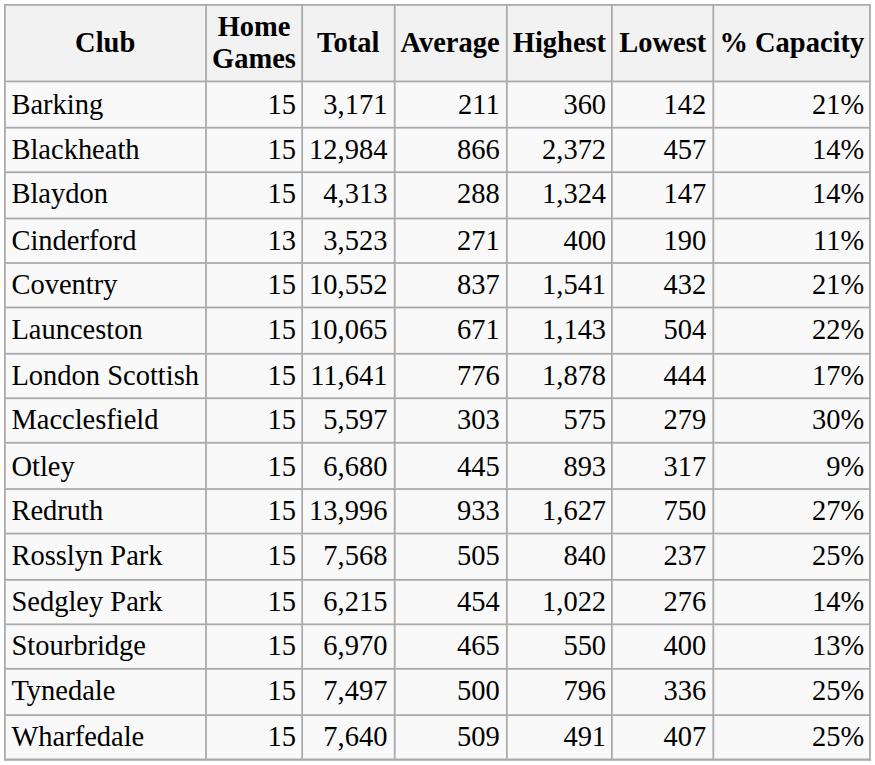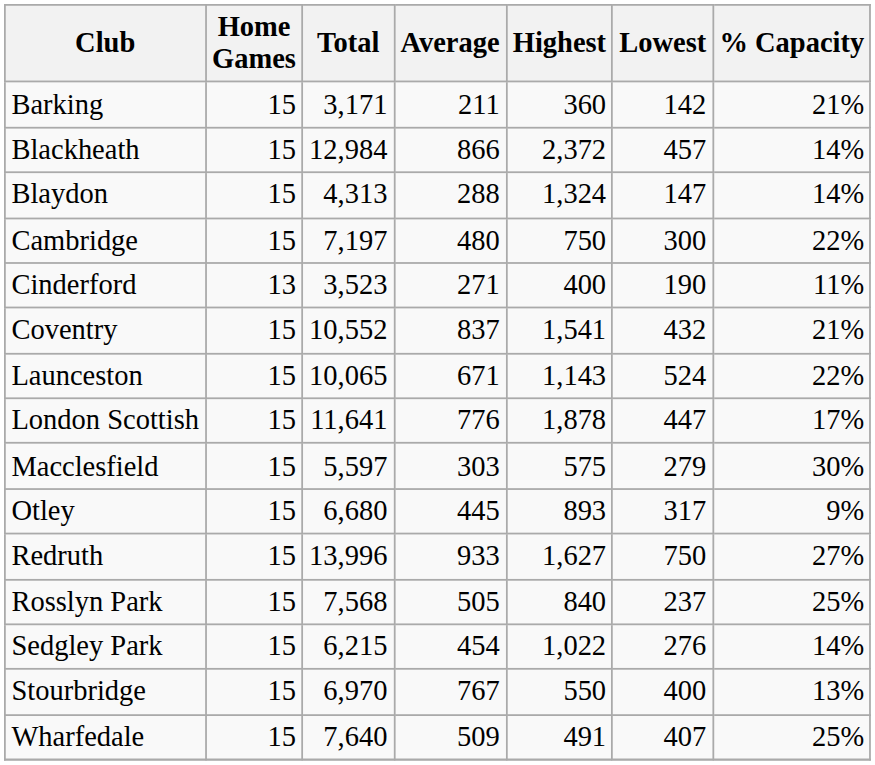+ row: (75, 239)
(685, 330) 504 -> (685, 375) 524
(685, 375) 444 -> (685, 420) 447
(478, 646) 465 -> (478, 691) 767
- row: (63, 691)
